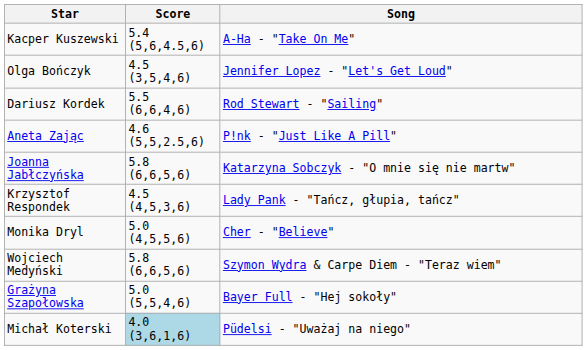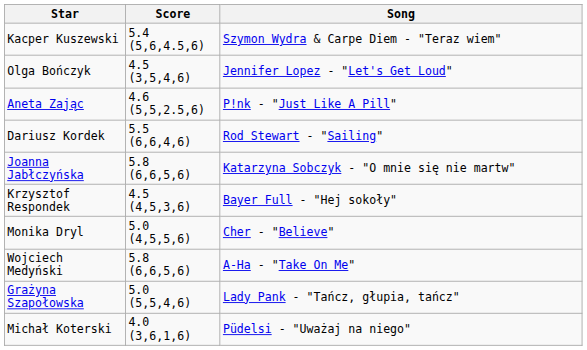(289, 39) A-Ha - "Take On Me" -> (362, 39) Szymon Wydra & Carpe Diem - "Teraz wiem"
rows swapped: (46, 136) <-> (56, 104)
(341, 200) Lady Pank - "Tańcz, głupia, tańcz" -> (310, 200) Bayer Full - "Hej sokoły"
(362, 265) Szymon Wydra & Carpe Diem - "Teraz wiem" -> (289, 265) A-Ha - "Take On Me"
(310, 297) Bayer Full - "Hej sokoły" -> (341, 297) Lady Pank - "Tańcz, głupia, tańcz"
(160, 329) lightblue background -> (160, 329) no background
